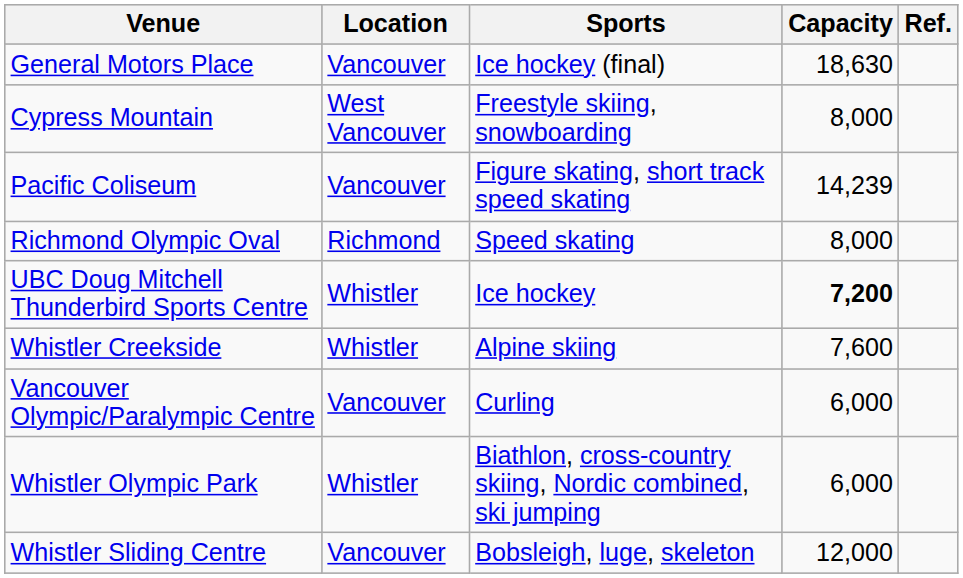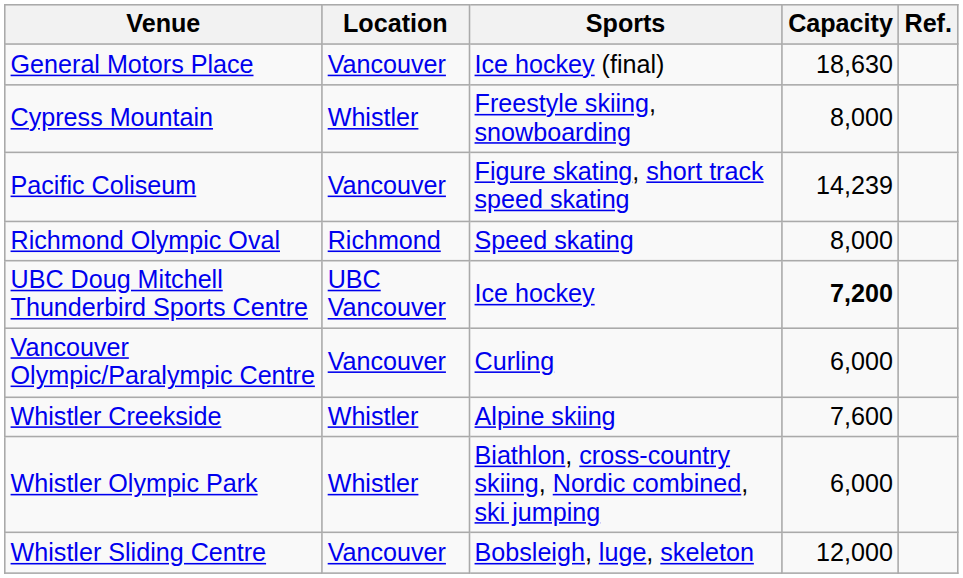(386, 118) West Vancouver -> (373, 118) Whistler
(373, 294) Whistler -> (387, 294) UBC Vancouver
rows swapped: (163, 402) <-> (116, 348)
